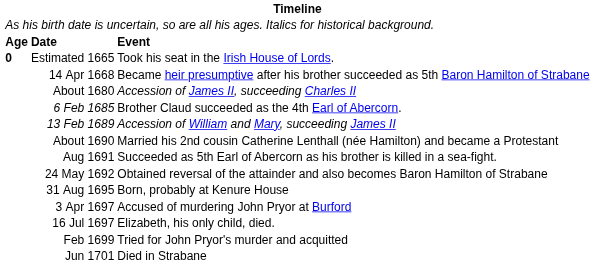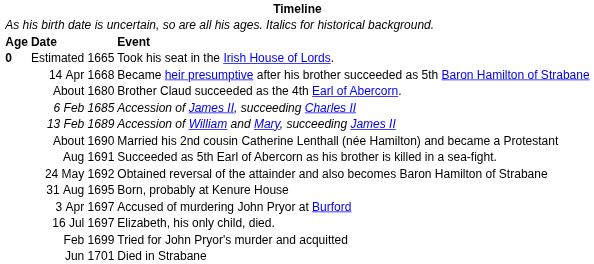(237, 91) Accession of James II, succeeding Charles II -> (259, 91) Brother Claud succeeded as the 4th Earl of Abercorn.
(259, 108) Brother Claud succeeded as the 4th Earl of Abercorn. -> (237, 108) Accession of James II, succeeding Charles II
